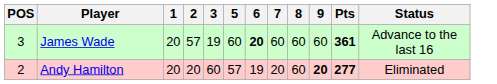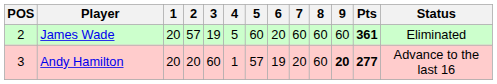+ column: (235, 14)
(21, 42) 3 -> (21, 34) 2
(256, 42) bold -> (278, 34) normal
(414, 42) Advance to the last 16 -> (436, 34) Eliminated
(21, 69) 2 -> (21, 62) 3
(414, 69) Eliminated -> (436, 62) Advance to the last 16
